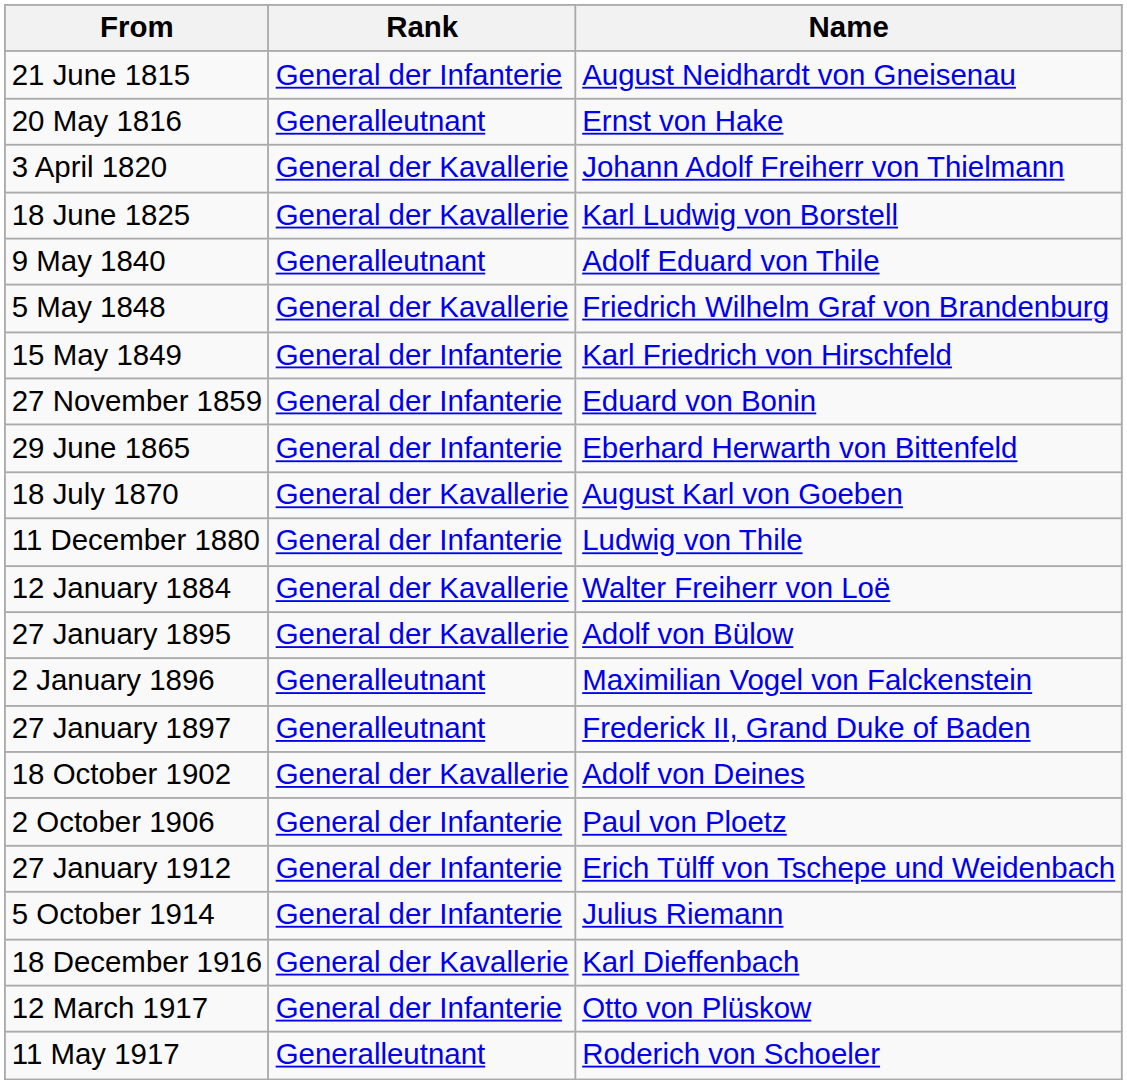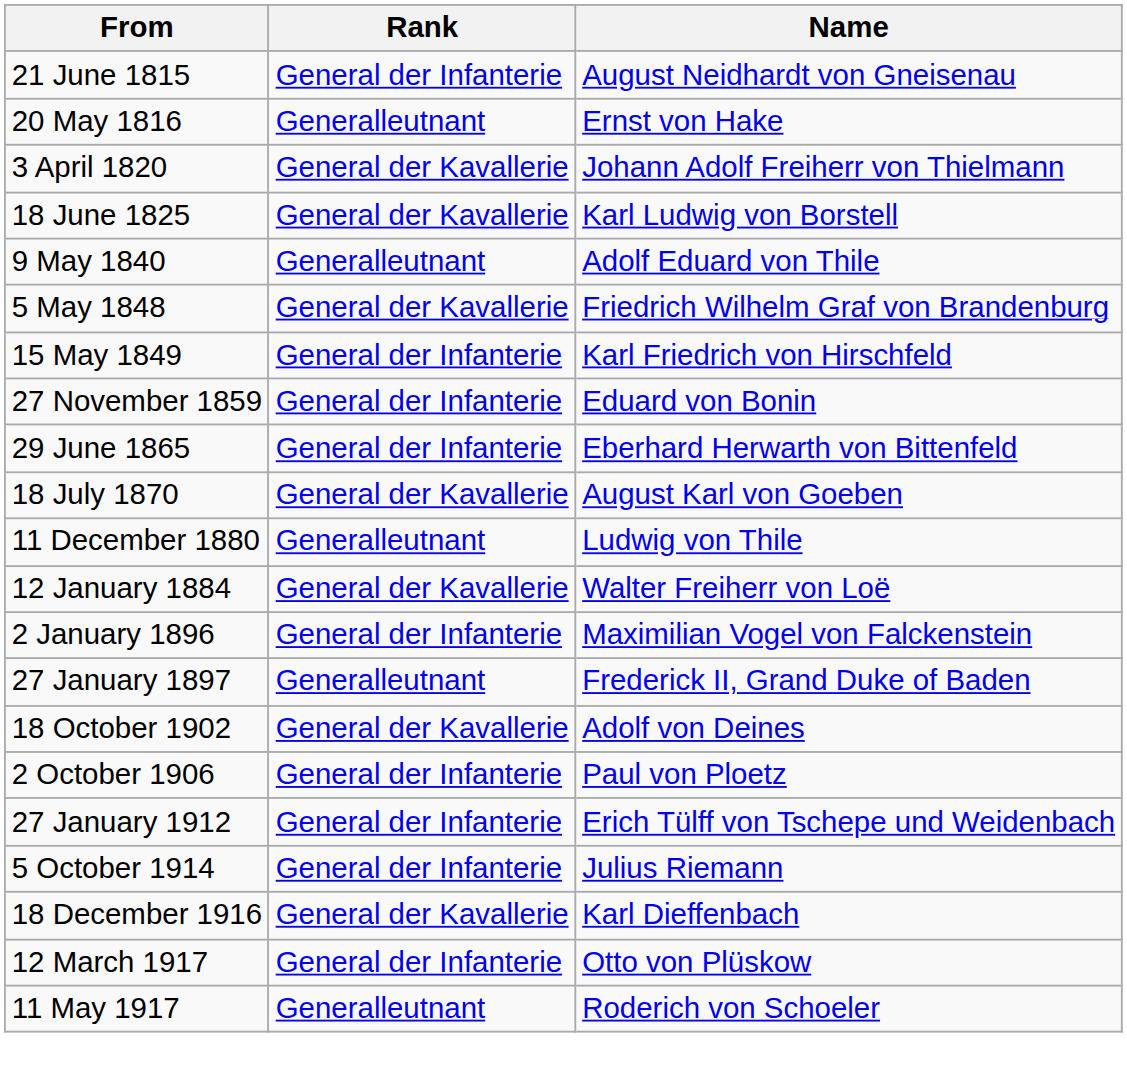(419, 541) General der Infanterie -> (380, 541) Generalleutnant
- row: (121, 634)
(380, 681) Generalleutnant -> (419, 634) General der Infanterie
